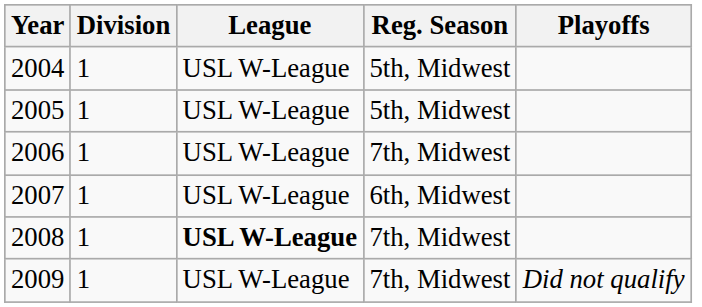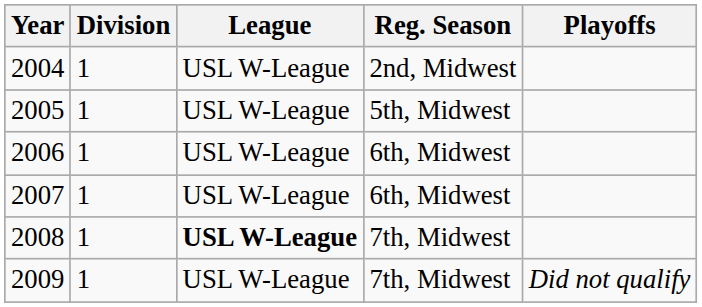(440, 68) 5th, Midwest -> (443, 68) 2nd, Midwest
(440, 152) 7th, Midwest -> (440, 152) 6th, Midwest
